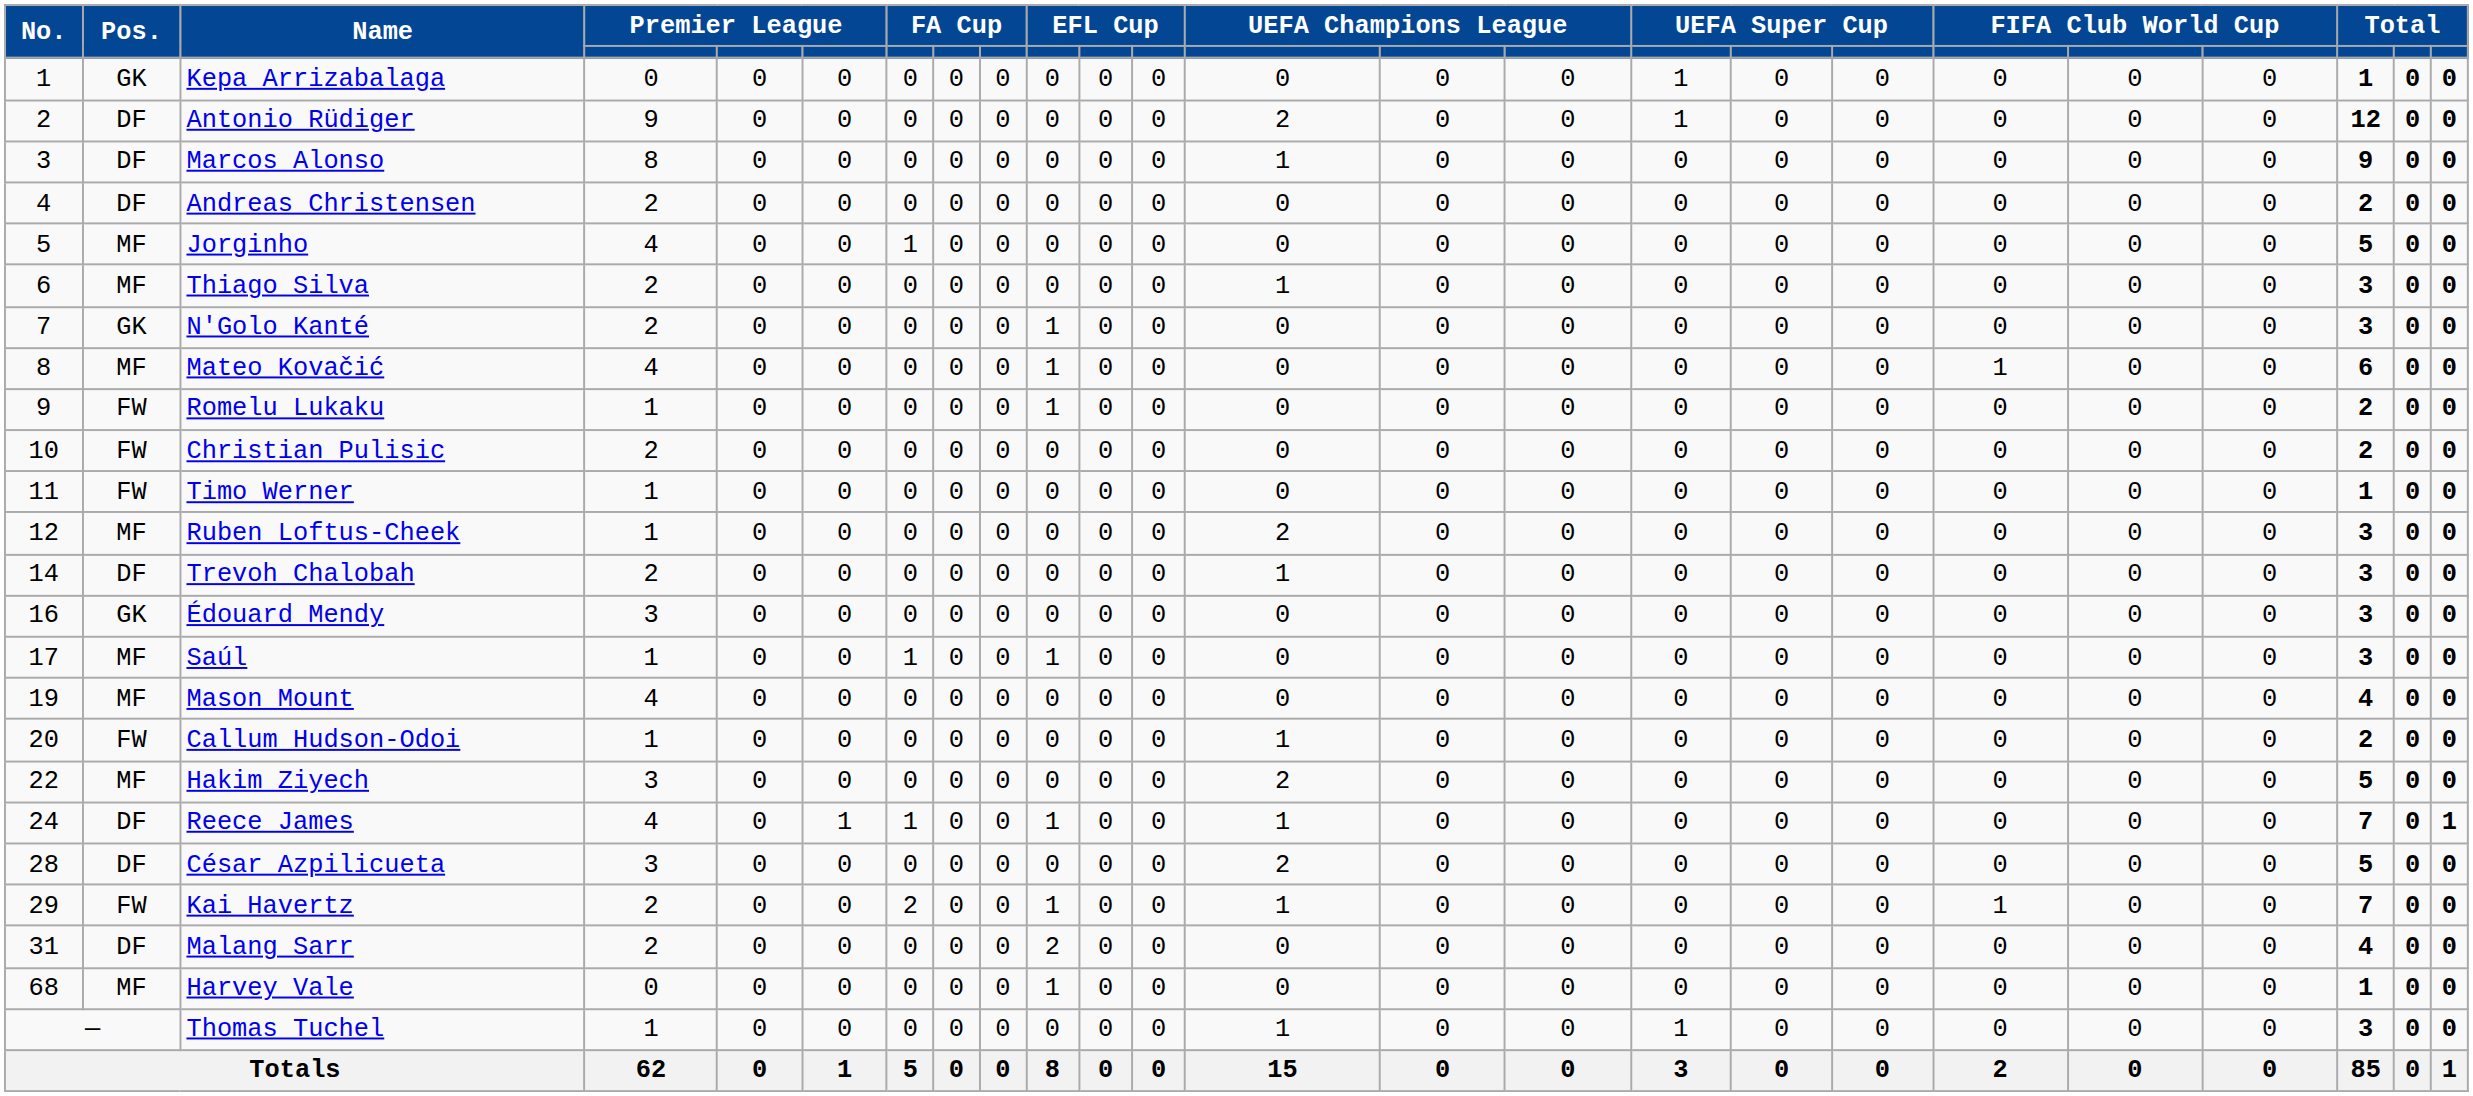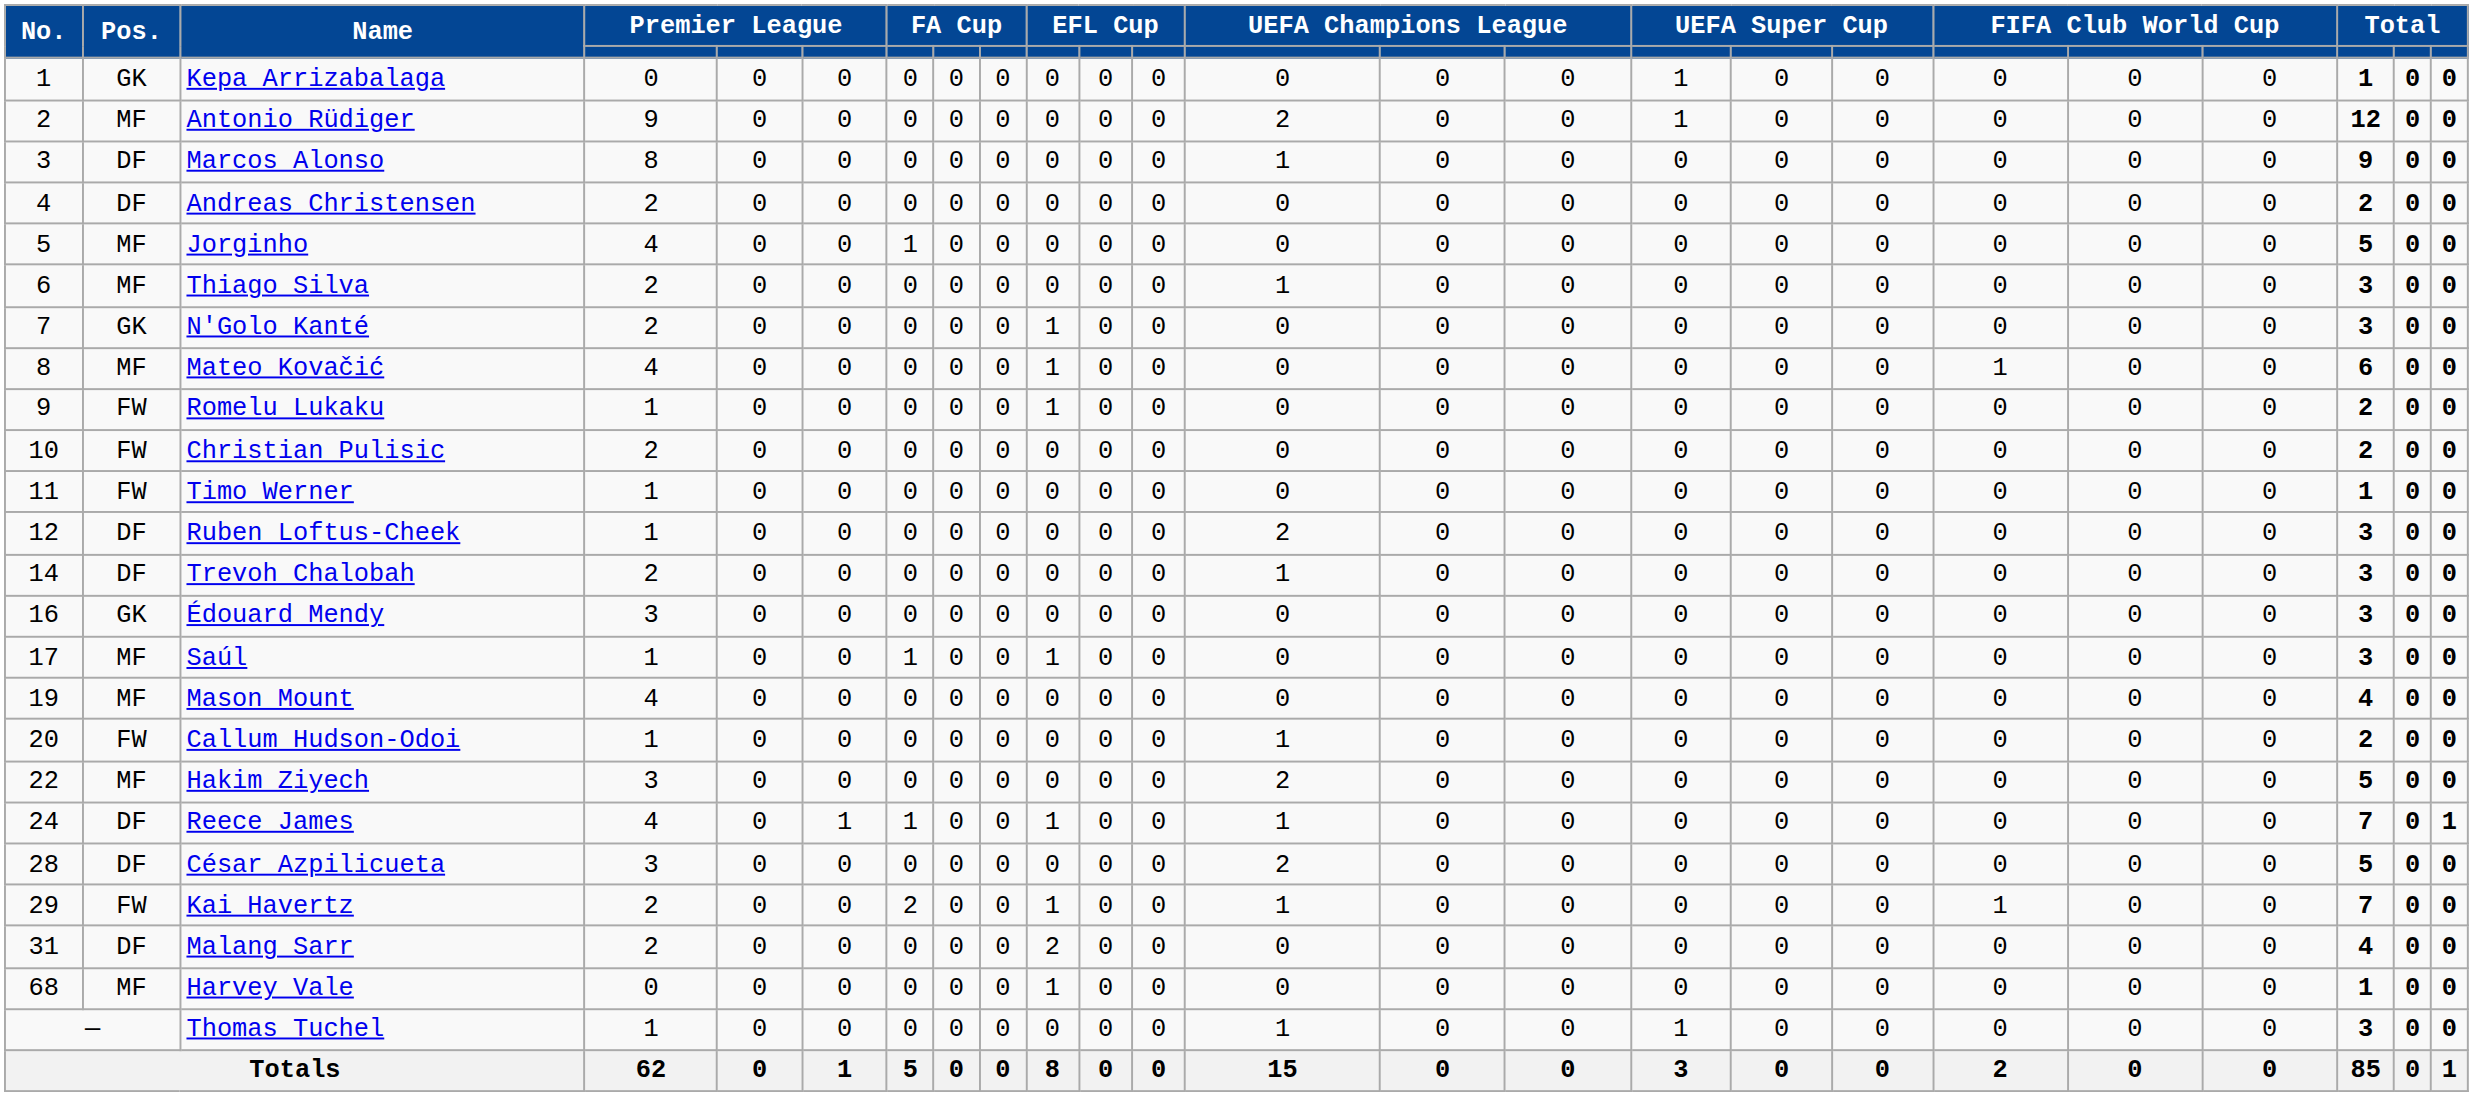(131, 120) DF -> (131, 120) MF
(131, 533) MF -> (131, 533) DF
